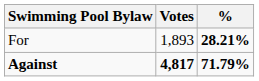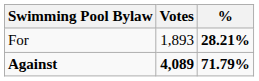(177, 64) 4,817 -> (177, 64) 4,089
